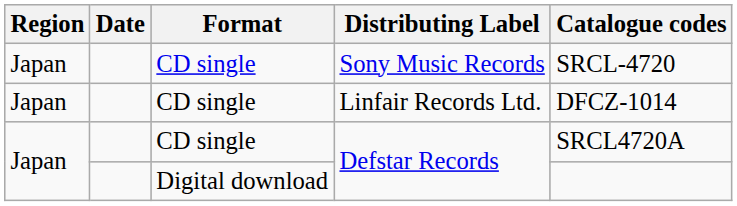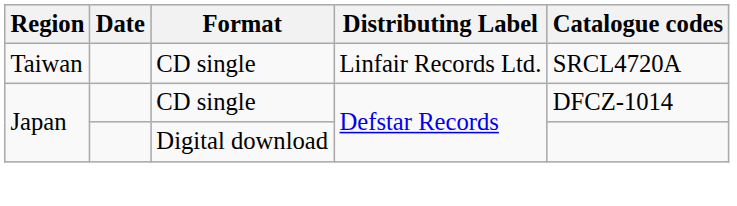- row: (206, 63)
(39, 102) Japan -> (47, 63) Taiwan
(616, 102) DFCZ-1014 -> (617, 63) SRCL4720A
(621, 141) SRCL4720A -> (613, 102) DFCZ-1014
